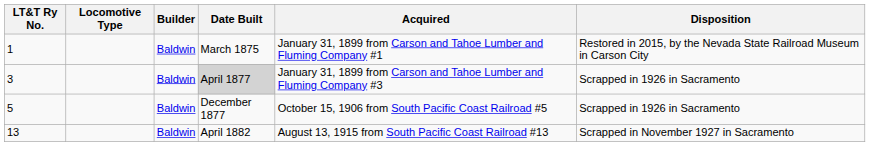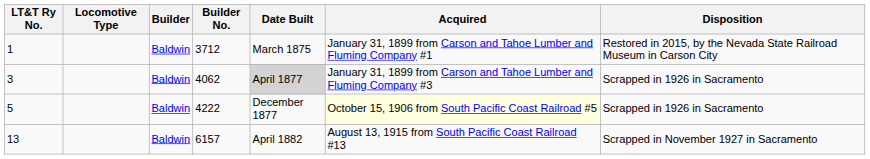+ column: (221, 19)
(412, 109) no background -> (462, 109) lightyellow background
